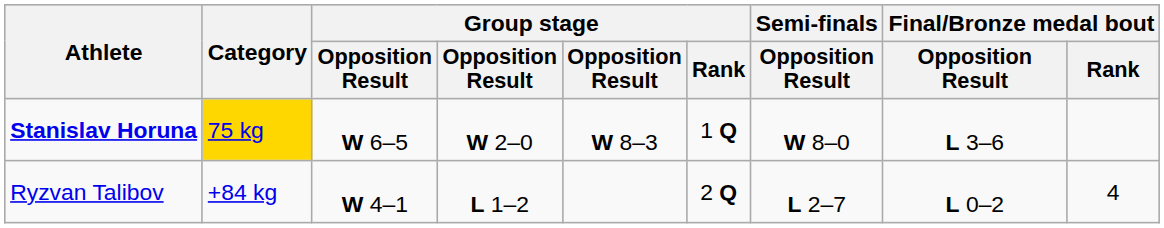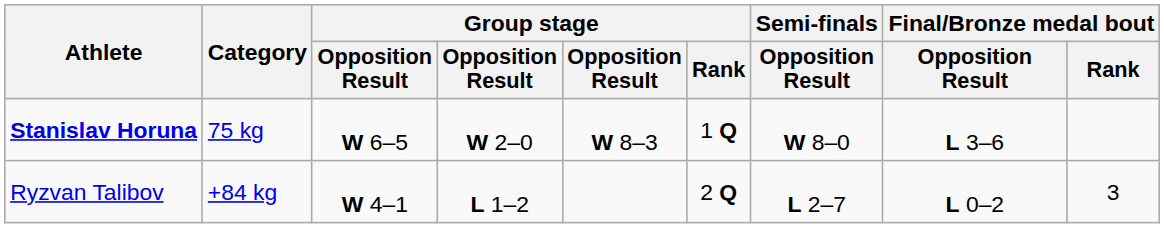(236, 130) gold background -> (236, 130) no background
(1113, 192) 4 -> (1113, 192) 3
